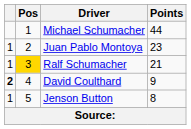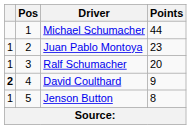(28, 64) gold background -> (28, 64) no background
(156, 64) 21 -> (156, 64) 20
